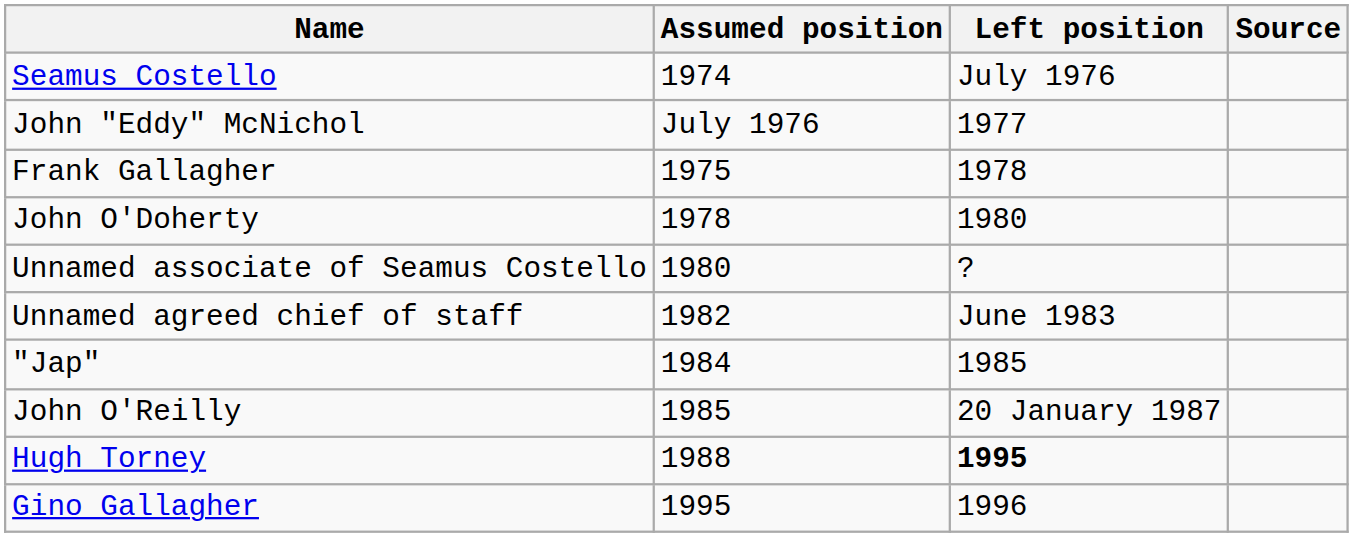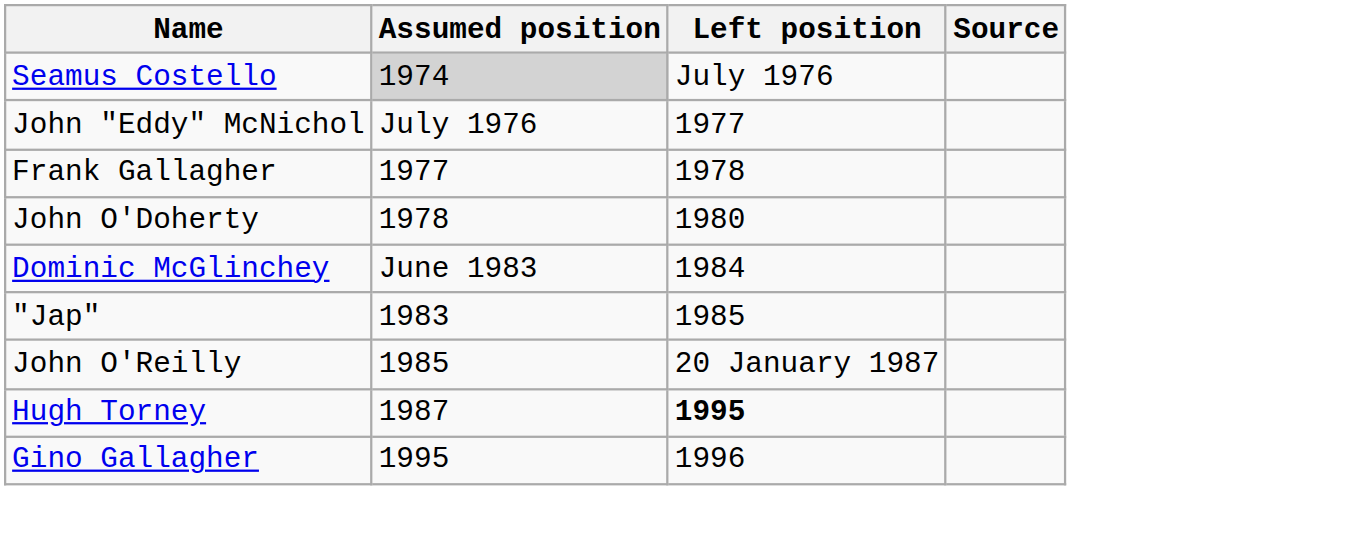(696, 77) no background -> (414, 77) lightgrey background
(696, 173) 1975 -> (414, 173) 1977
- row: (329, 268)
- row: (268, 316)
+ row: (171, 268)
(696, 364) 1984 -> (414, 316) 1983
(696, 460) 1988 -> (414, 412) 1987
